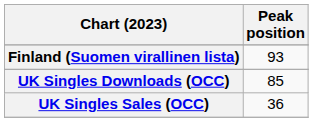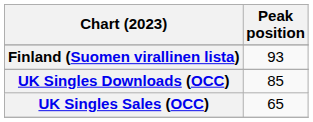(276, 104) 36 -> (276, 104) 65
